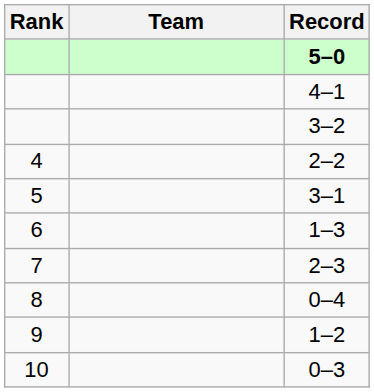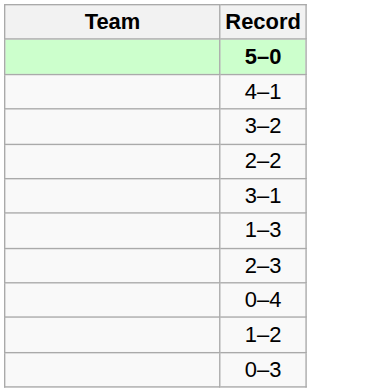- column: (37, 21)
